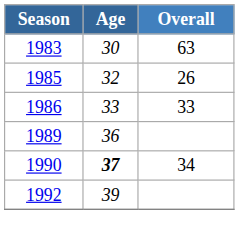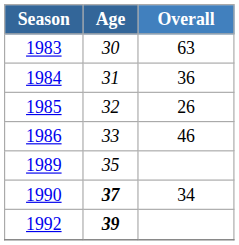+ row: (44, 77)
(186, 107) 33 -> (186, 136) 46
(111, 136) 36 -> (111, 165) 35
(111, 195) normal -> (111, 224) bold
